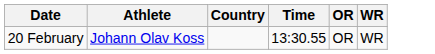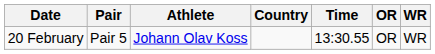+ column: (108, 15)
